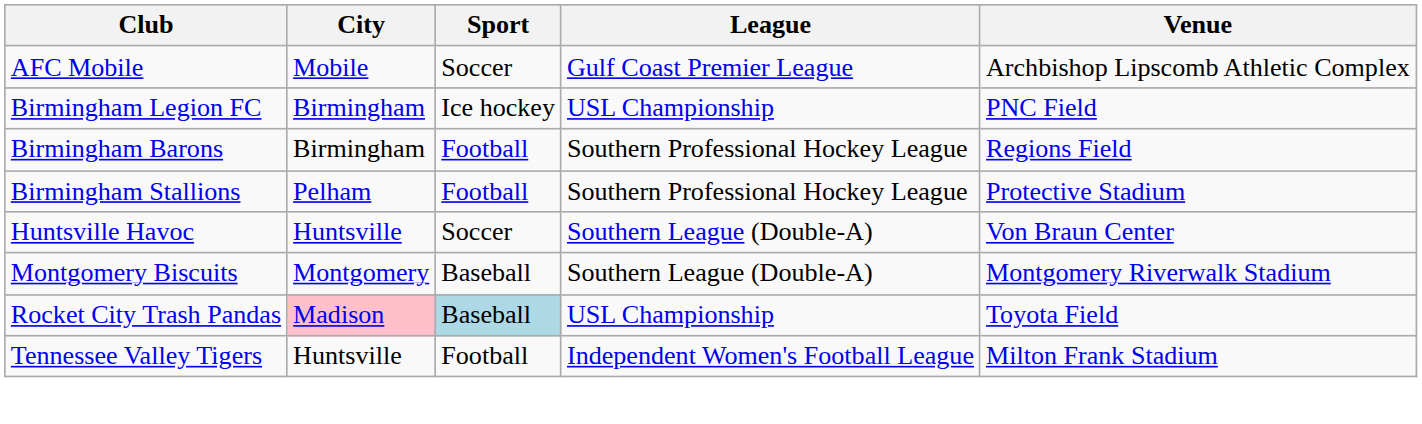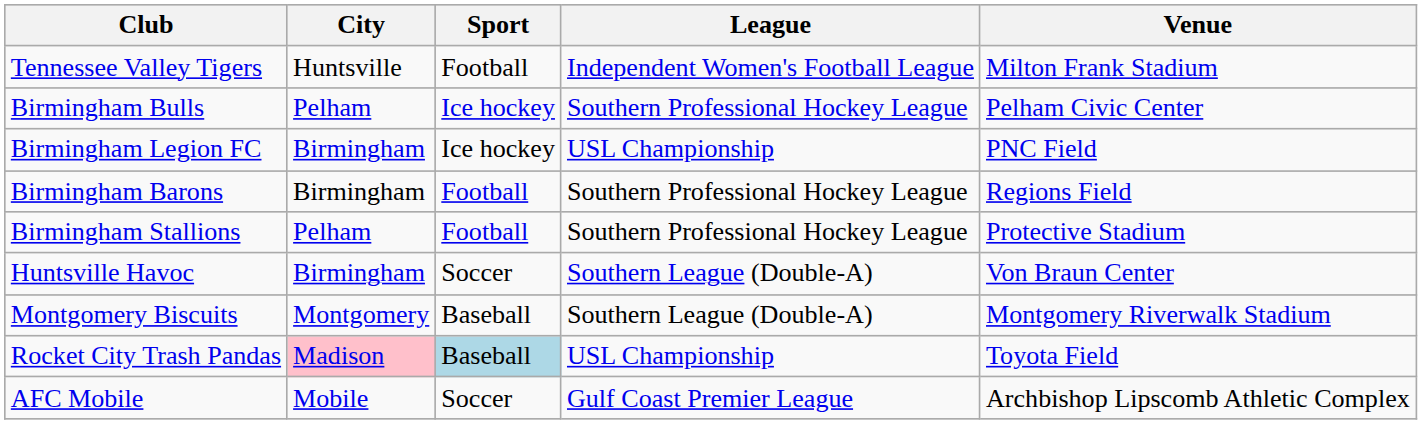rows swapped: (77, 66) <-> (136, 356)
+ row: (108, 107)
(347, 231) Huntsville -> (359, 273) Birmingham
